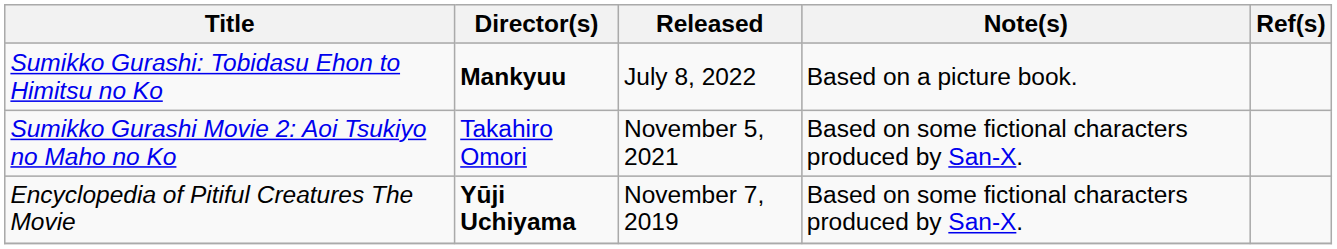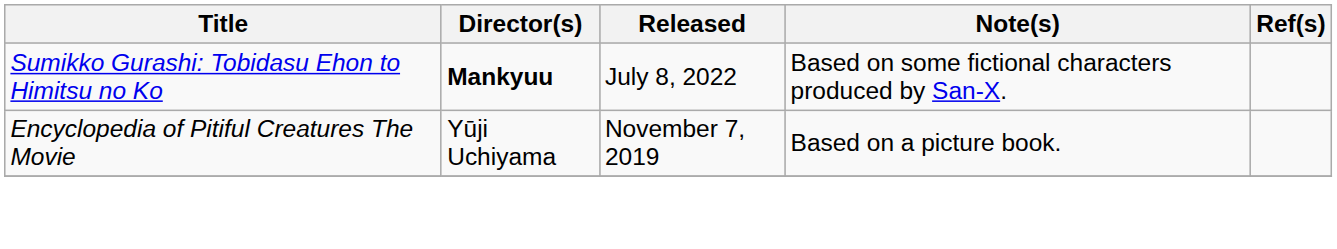(942, 76) Based on a picture book. -> (981, 76) Based on some fictional characters produced by San-X.
- row: (218, 142)
(518, 209) bold -> (502, 142) normal
(997, 209) Based on some fictional characters produced by San-X. -> (926, 142) Based on a picture book.
